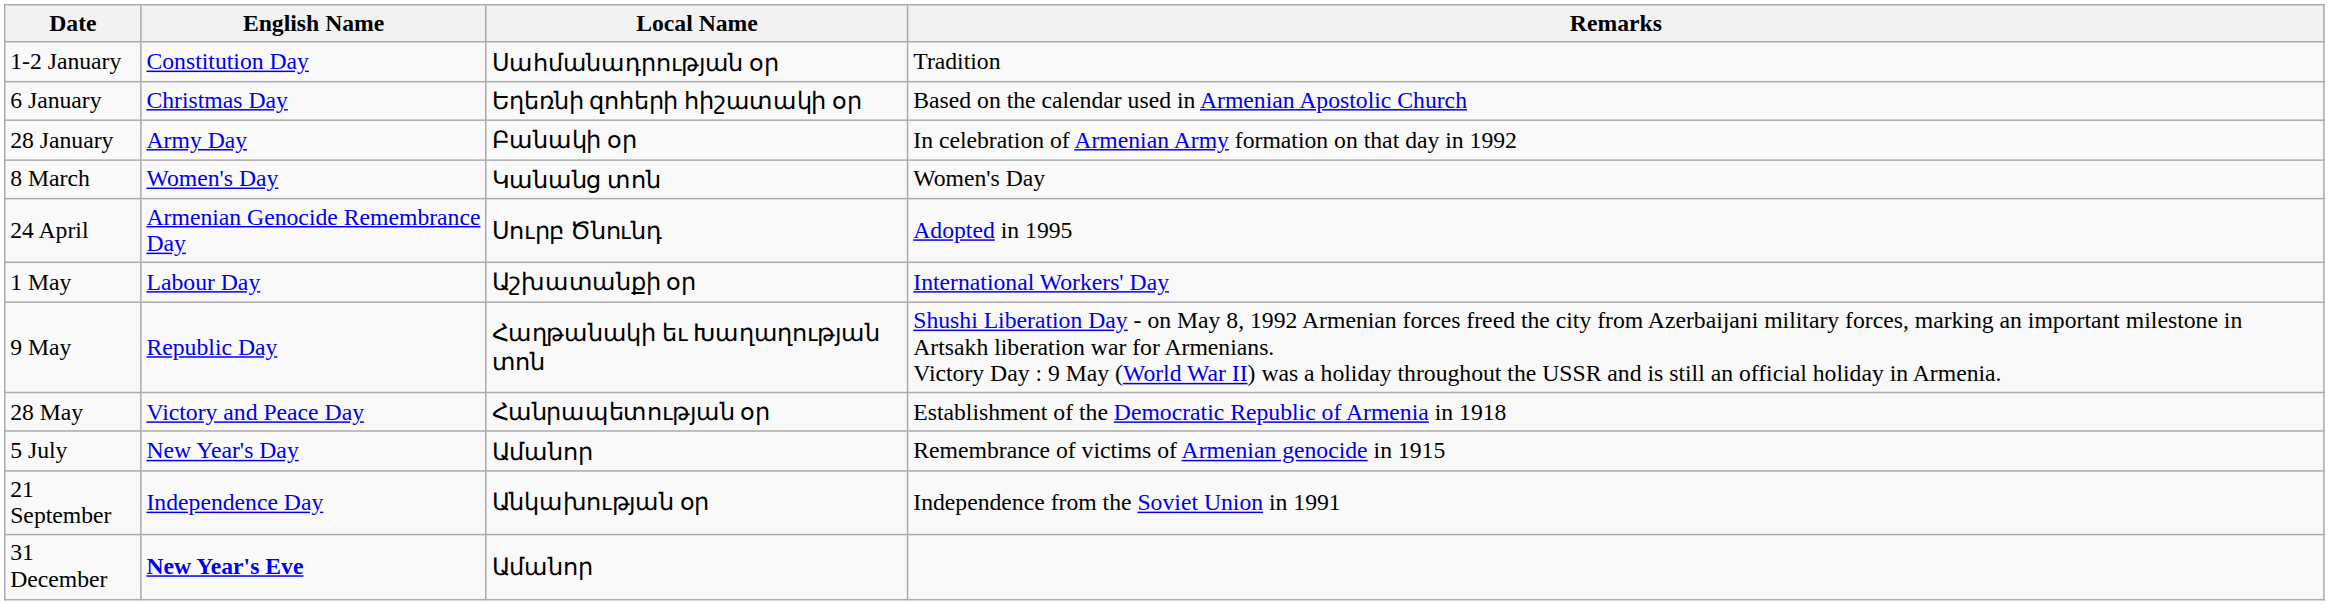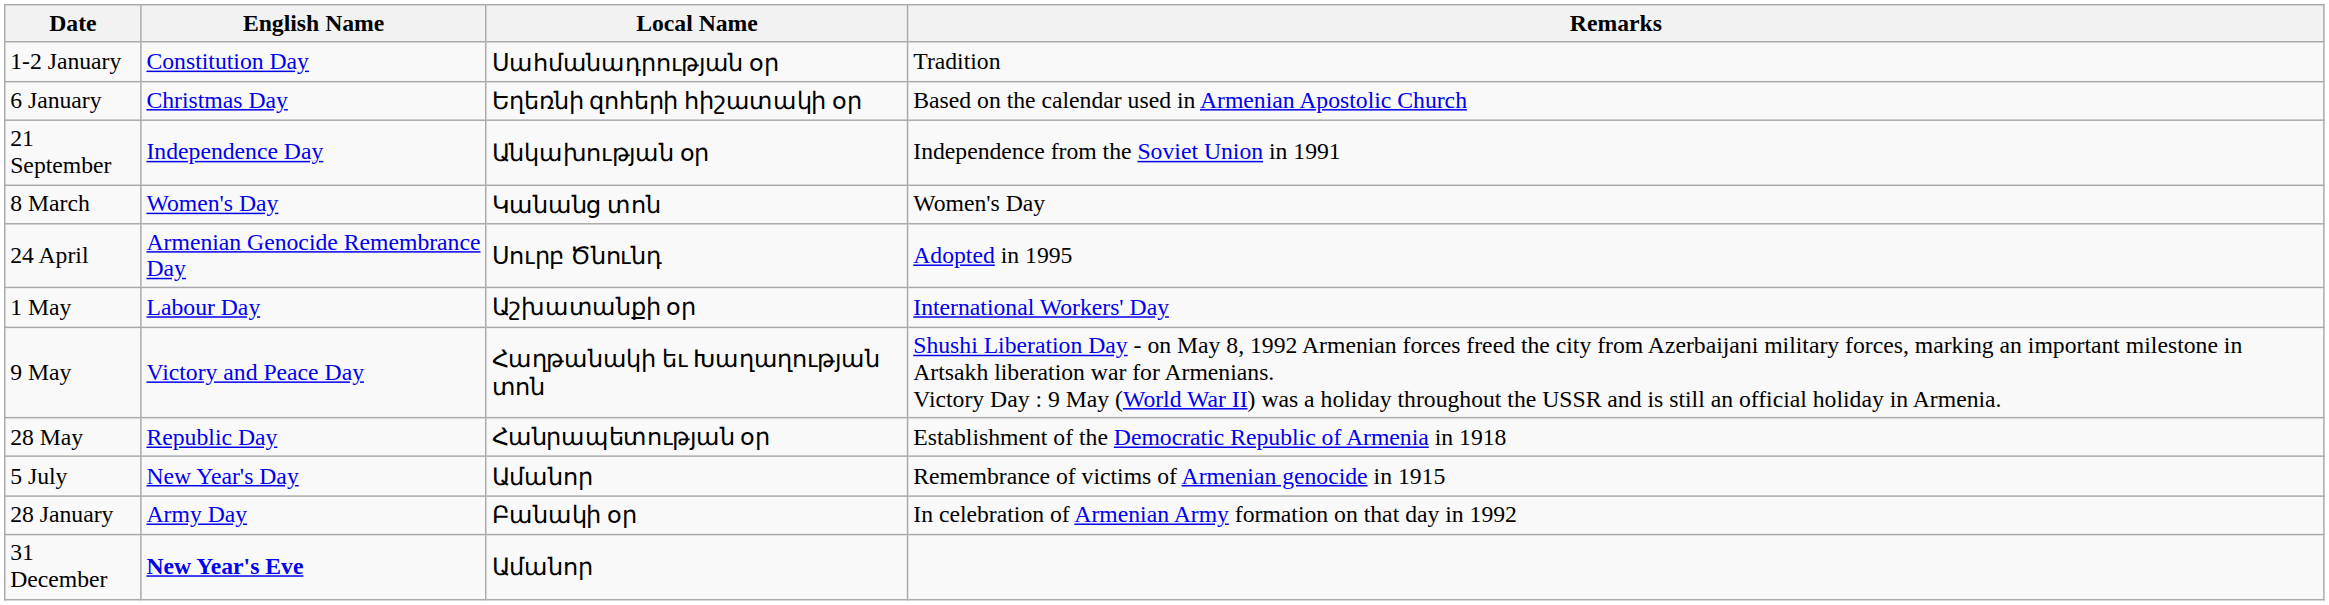rows swapped: (62, 139) <-> (61, 502)
(212, 346) Republic Day -> (255, 372) Victory and Peace Day
(255, 411) Victory and Peace Day -> (212, 436) Republic Day
